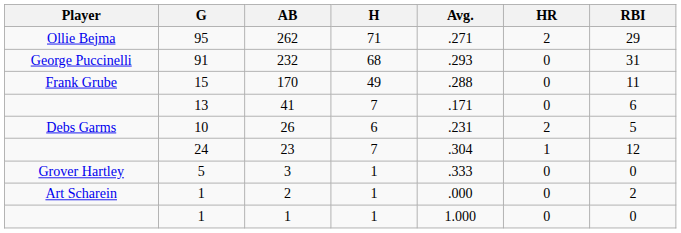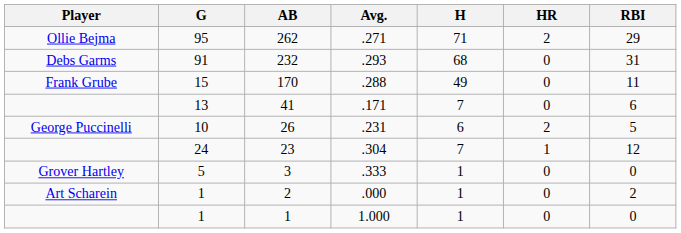columns swapped: (374, 15) <-> (460, 15)
(81, 60) George Puccinelli -> (81, 60) Debs Garms
(81, 127) Debs Garms -> (81, 127) George Puccinelli
